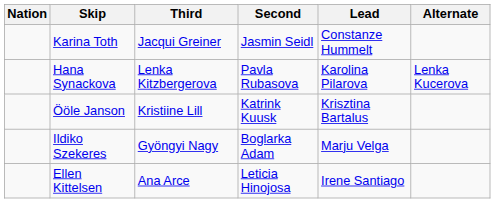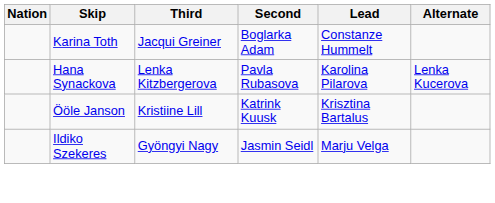(277, 42) Jasmin Seidl -> (266, 42) Boglarka Adam
(266, 146) Boglarka Adam -> (277, 146) Jasmin Seidl
- row: (78, 180)
